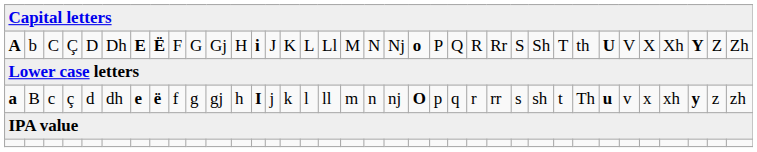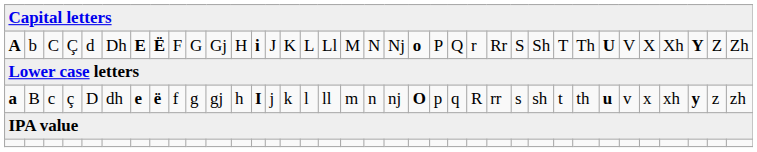(92, 44) D -> (90, 44) d
(477, 44) R -> (474, 44) r
(583, 44) th -> (586, 44) Th
(90, 98) d -> (92, 98) D
(474, 98) r -> (477, 98) R
(586, 98) Th -> (583, 98) th
